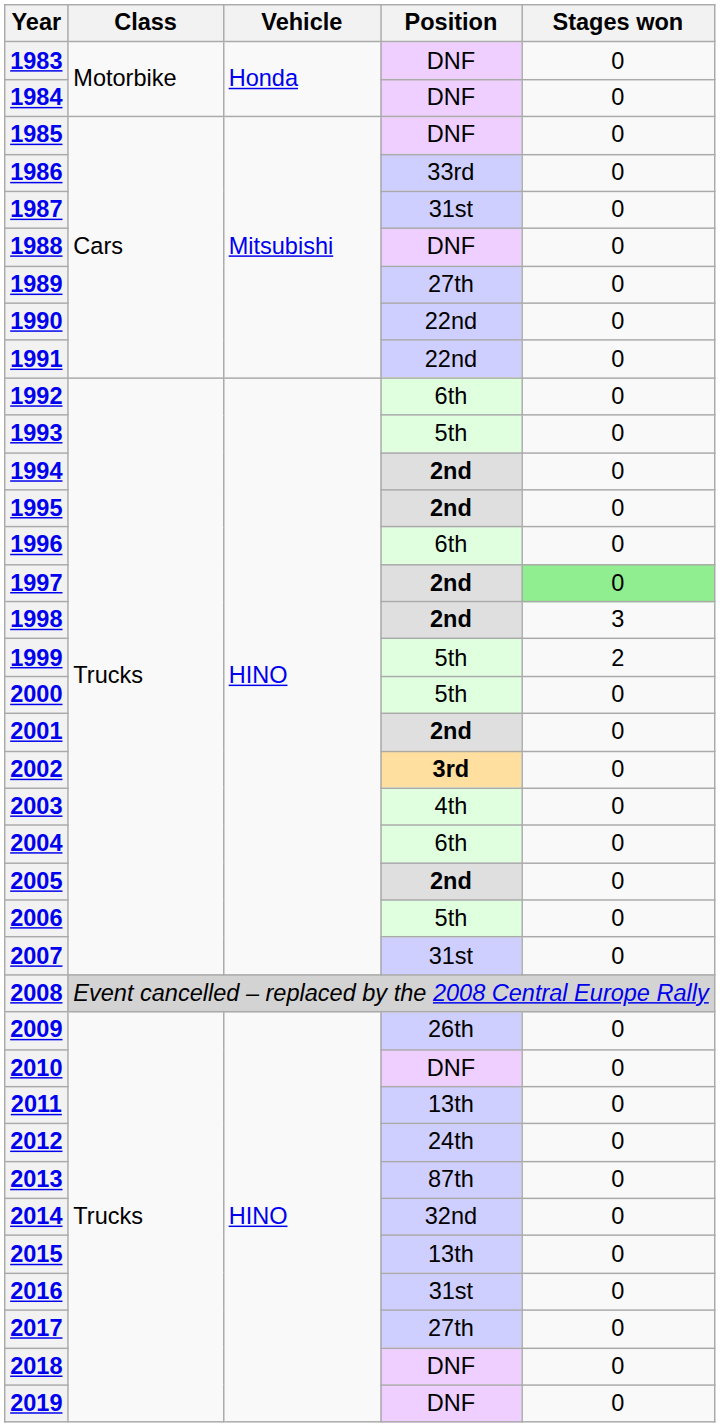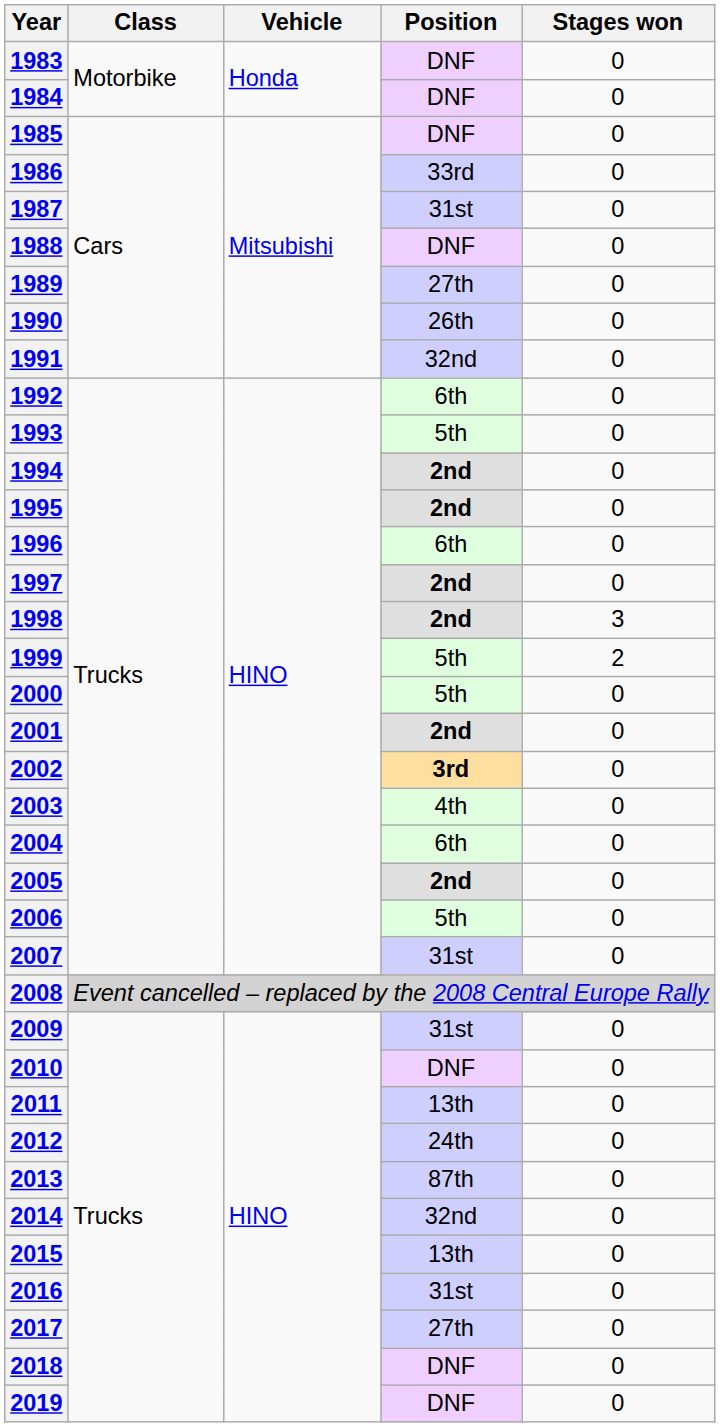(451, 321) 22nd -> (451, 321) 26th
(451, 358) 22nd -> (451, 358) 32nd
(618, 582) lightgreen background -> (618, 582) no background
(451, 1030) 26th -> (451, 1030) 31st
